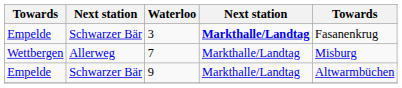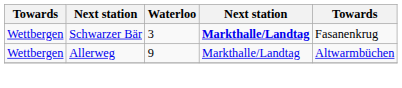(29, 33) Empelde -> (35, 33) Wettbergen
- row: (151, 53)
(29, 72) Empelde -> (35, 53) Wettbergen
(106, 72) Schwarzer Bär -> (92, 53) Allerweg
